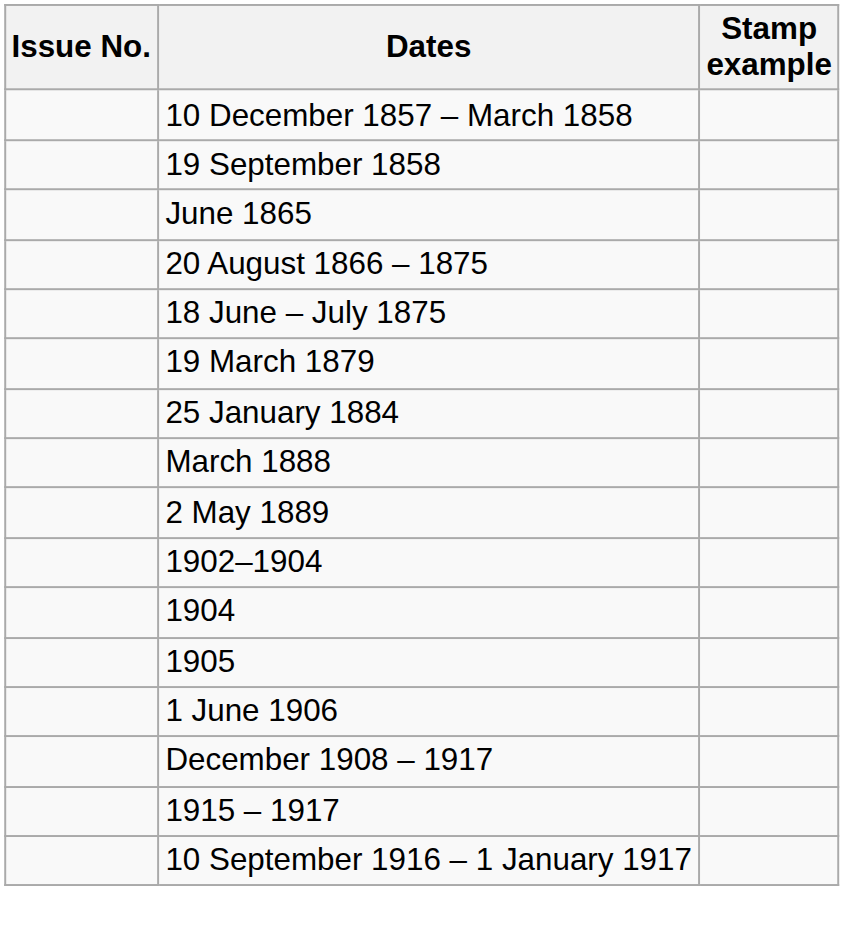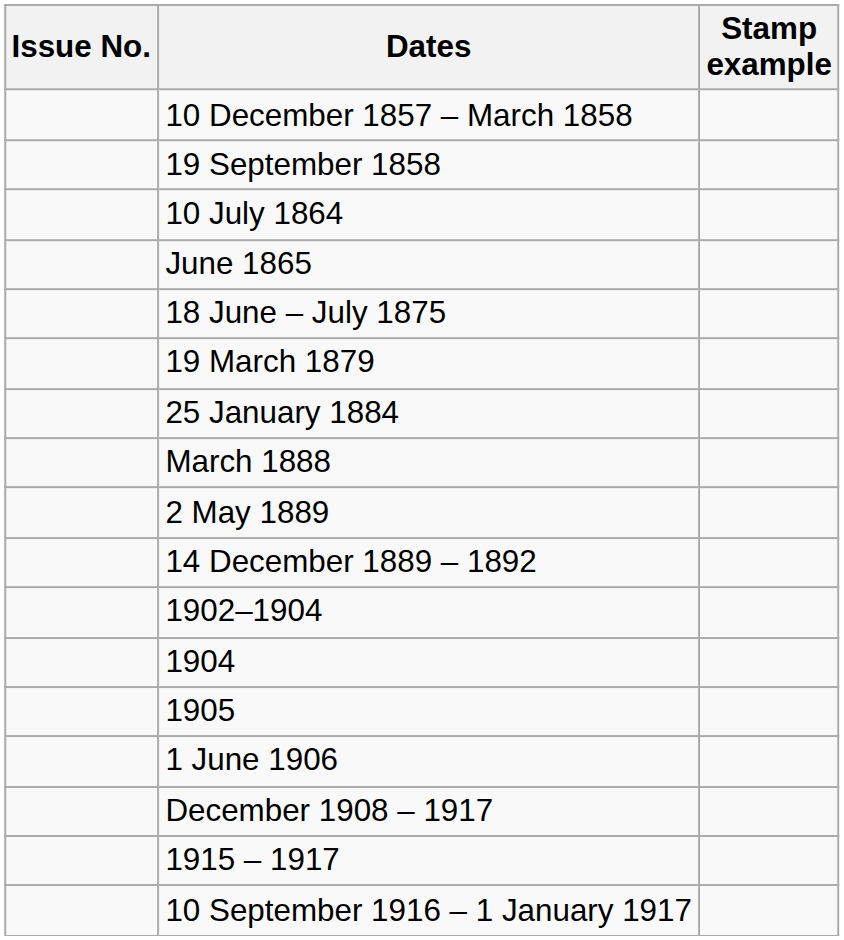+ row: (254, 213)
- row: (327, 263)
+ row: (351, 561)
